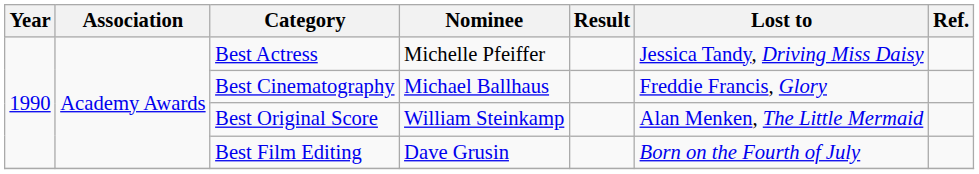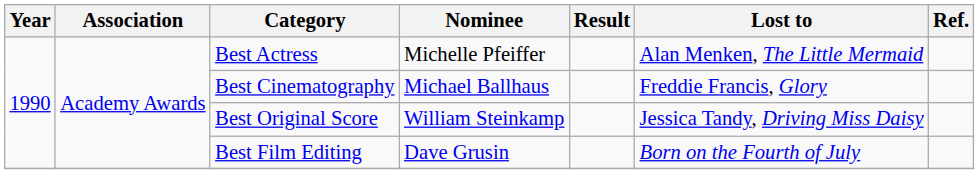(782, 53) Jessica Tandy, Driving Miss Daisy -> (781, 53) Alan Menken, The Little Mermaid
(781, 119) Alan Menken, The Little Mermaid -> (782, 119) Jessica Tandy, Driving Miss Daisy
